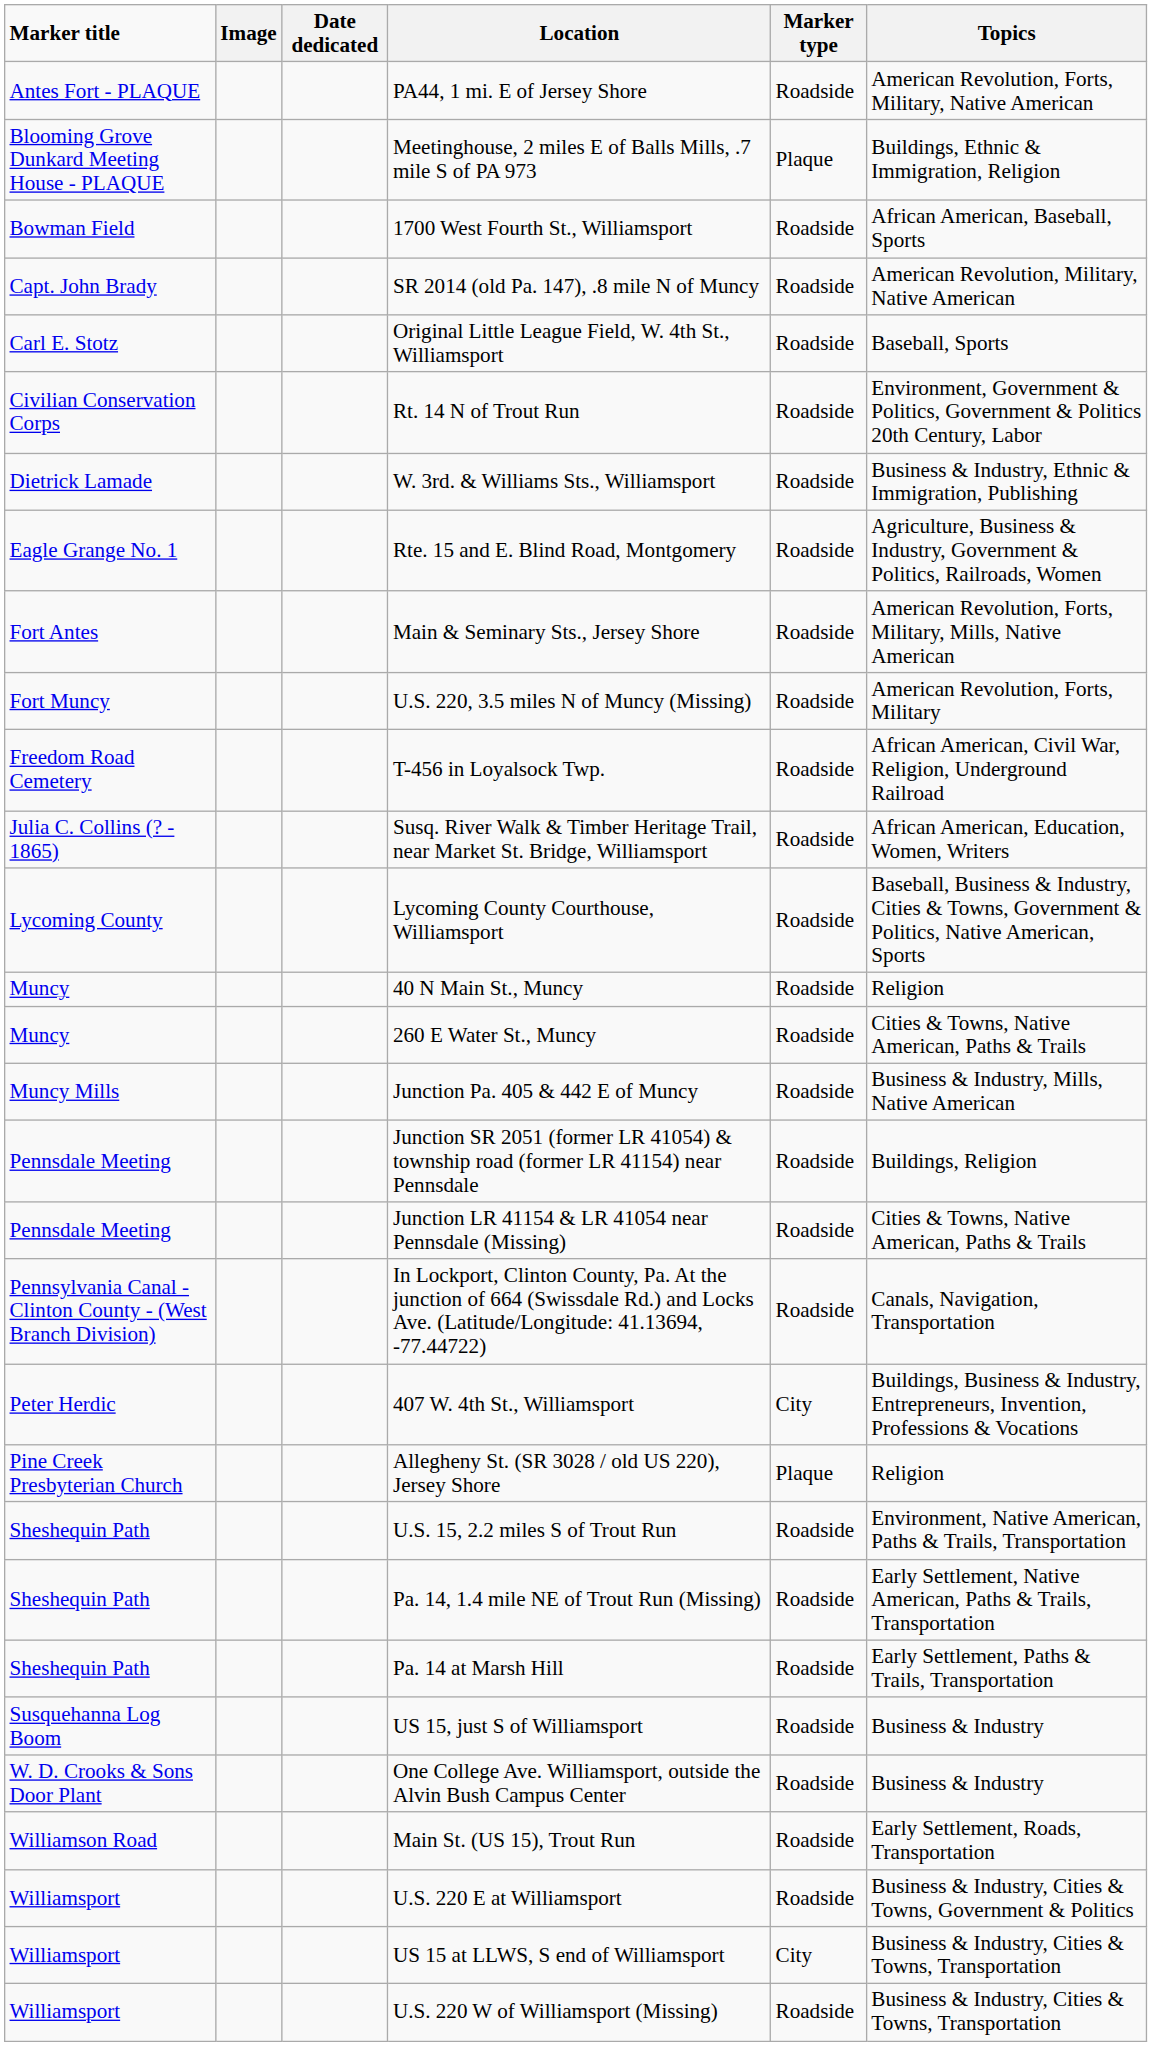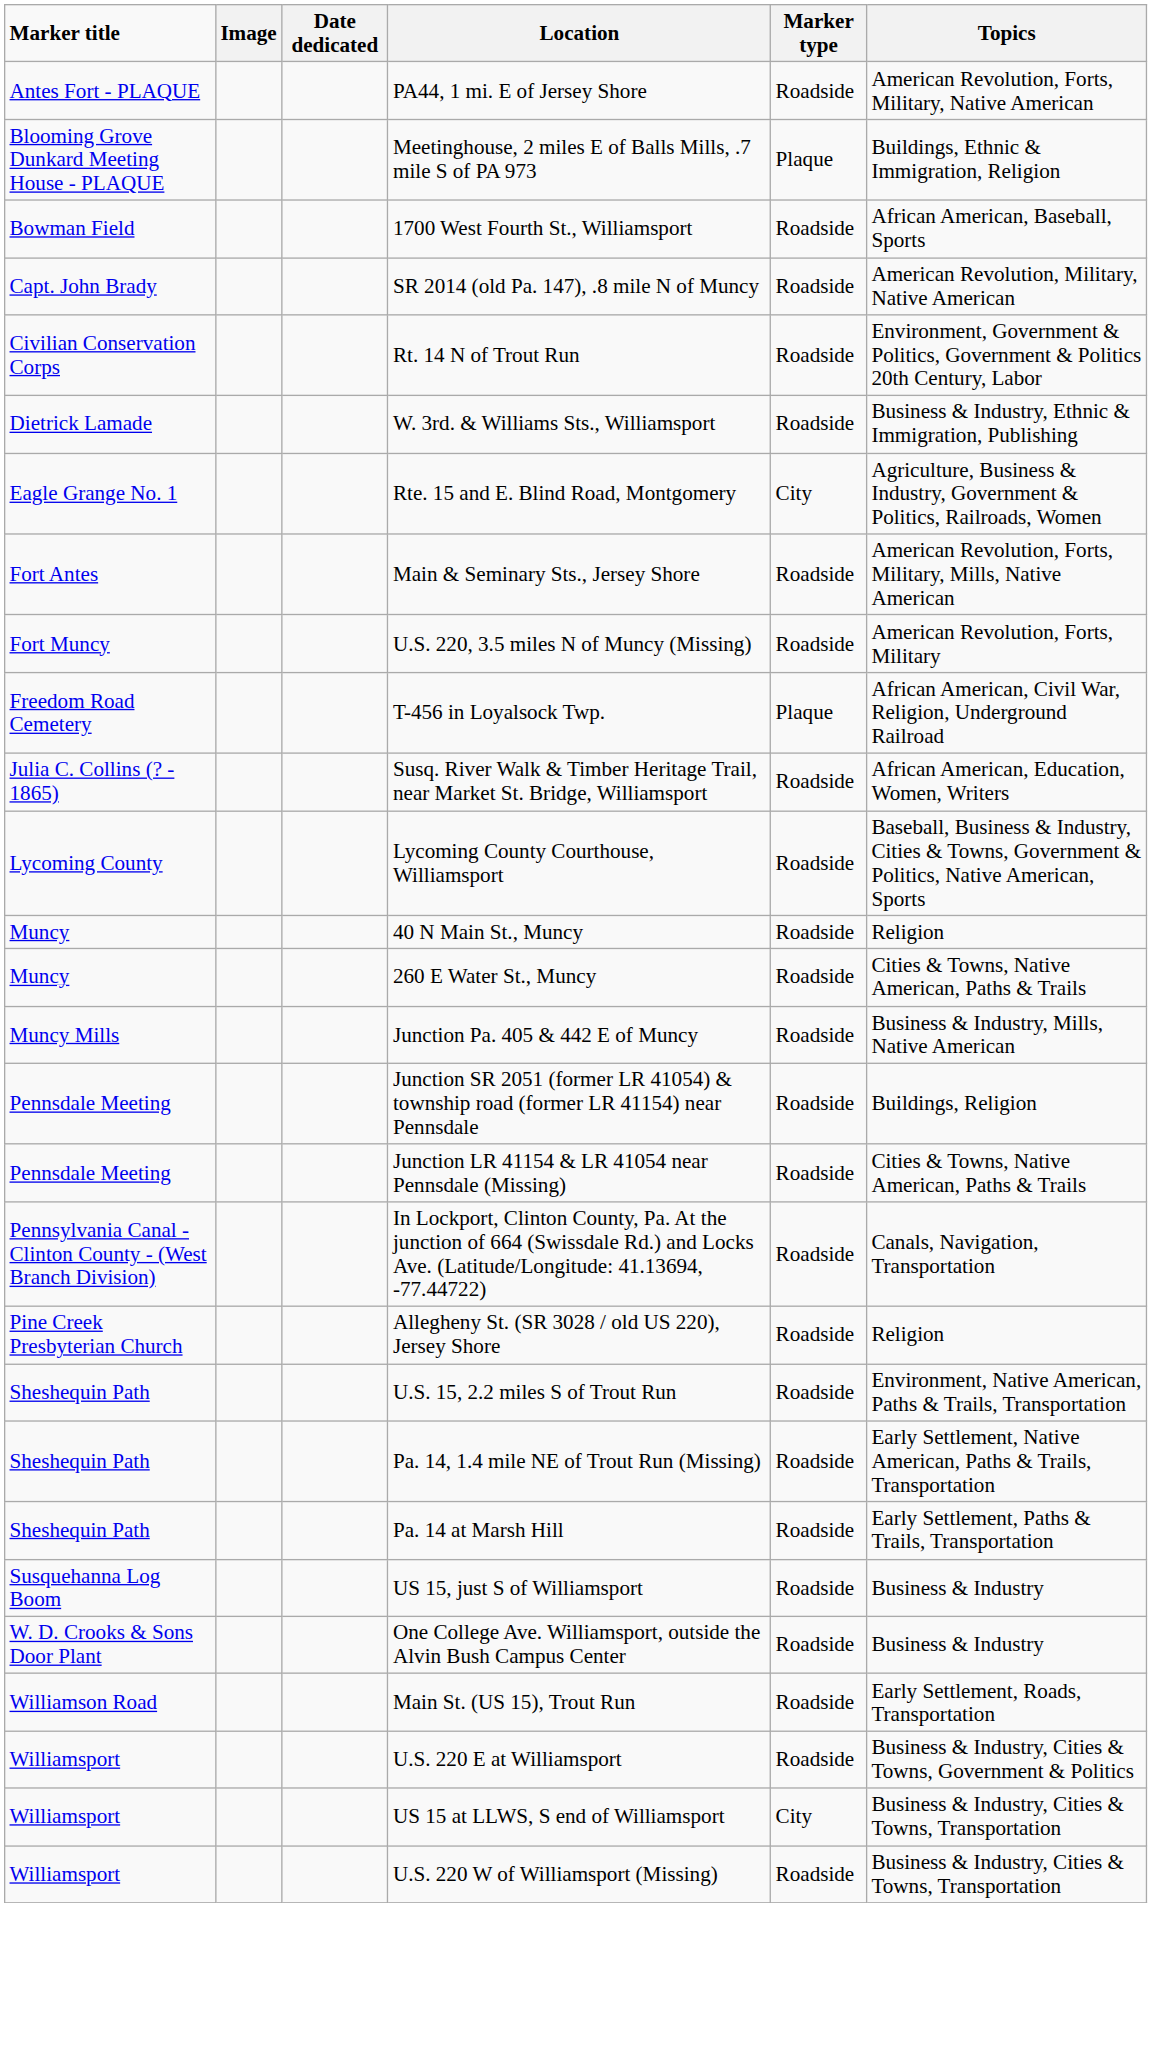- row: (561, 343)
(815, 550) Roadside -> (794, 493) City
(815, 769) Roadside -> (804, 712) Plaque
- row: (513, 1403)
(804, 1473) Plaque -> (815, 1334) Roadside
